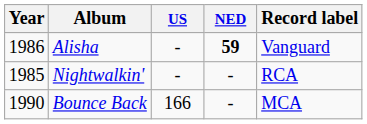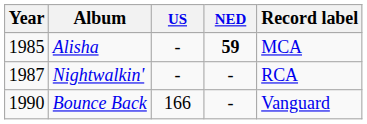(27, 47) 1986 -> (27, 47) 1985
(296, 47) Vanguard -> (282, 47) MCA
(27, 75) 1985 -> (27, 75) 1987
(282, 103) MCA -> (296, 103) Vanguard
